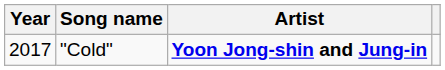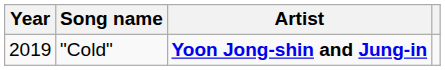(30, 49) 2017 -> (30, 49) 2019
